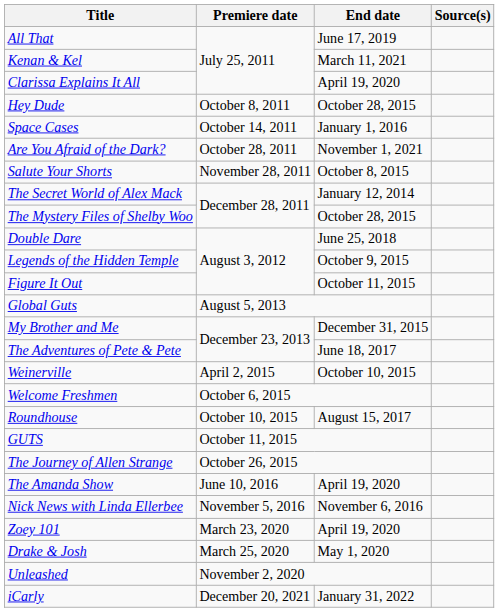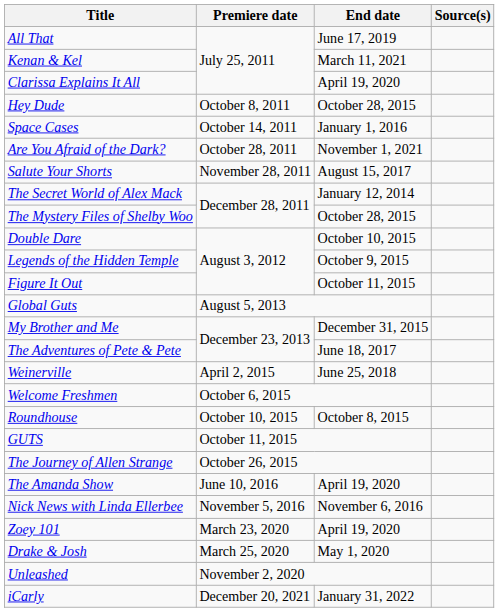(363, 171) October 8, 2015 -> (364, 171) August 15, 2017
(357, 238) June 25, 2018 -> (367, 238) October 10, 2015
(367, 372) October 10, 2015 -> (357, 372) June 25, 2018
(364, 417) August 15, 2017 -> (363, 417) October 8, 2015
